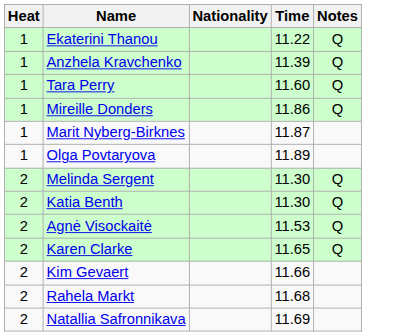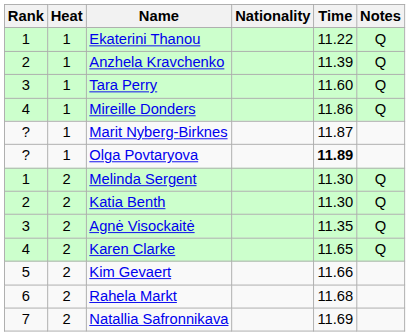+ column: (26, 16)
(292, 156) normal -> (335, 156) bold
(292, 226) 11.53 -> (335, 226) 11.35
